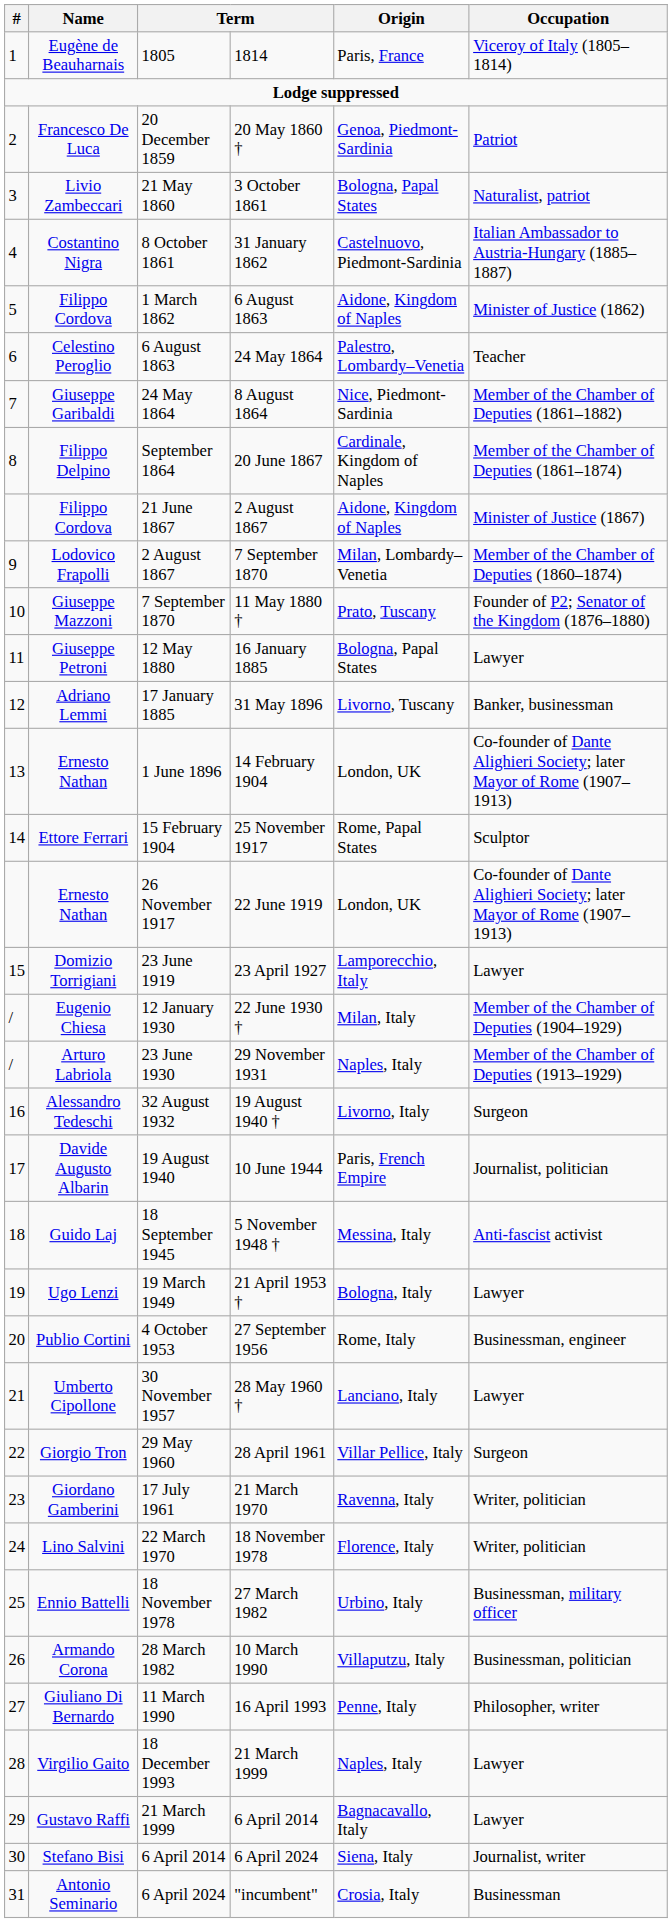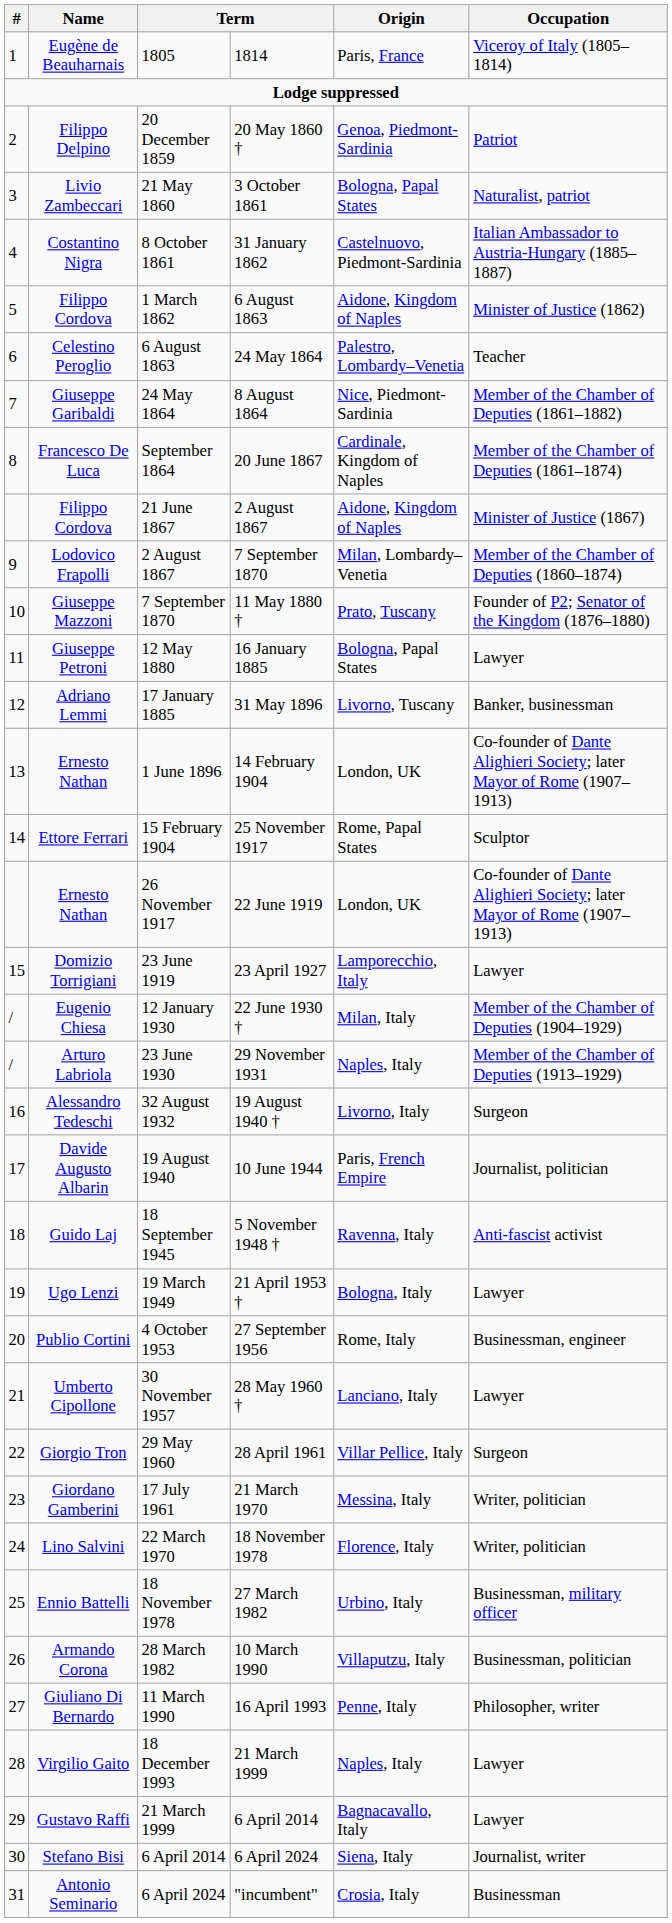(83, 139) Francesco De Luca -> (83, 139) Filippo Delpino
(83, 460) Filippo Delpino -> (83, 460) Francesco De Luca
(384, 1235) Messina, Italy -> (386, 1235) Ravenna, Italy
(386, 1499) Ravenna, Italy -> (384, 1499) Messina, Italy
